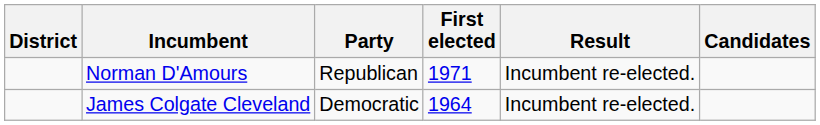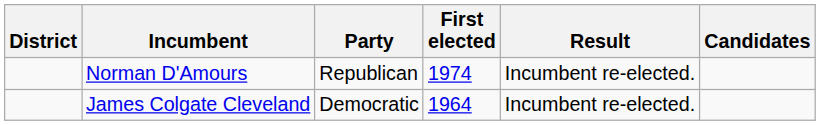(450, 73) 1971 -> (450, 73) 1974
